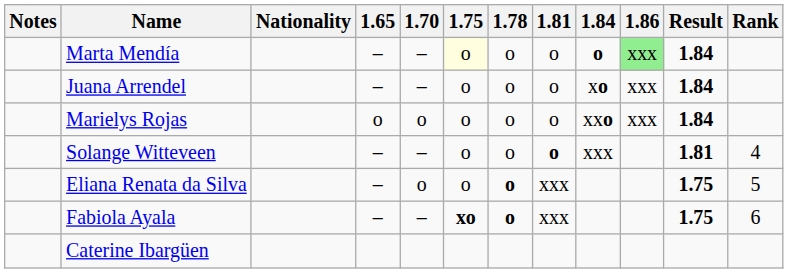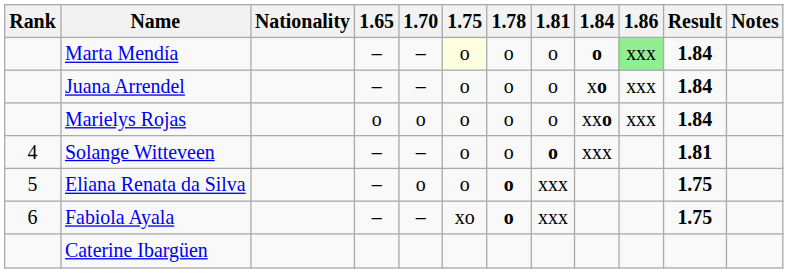columns swapped: (755, 21) <-> (33, 21)
(466, 218) bold -> (465, 218) normal
